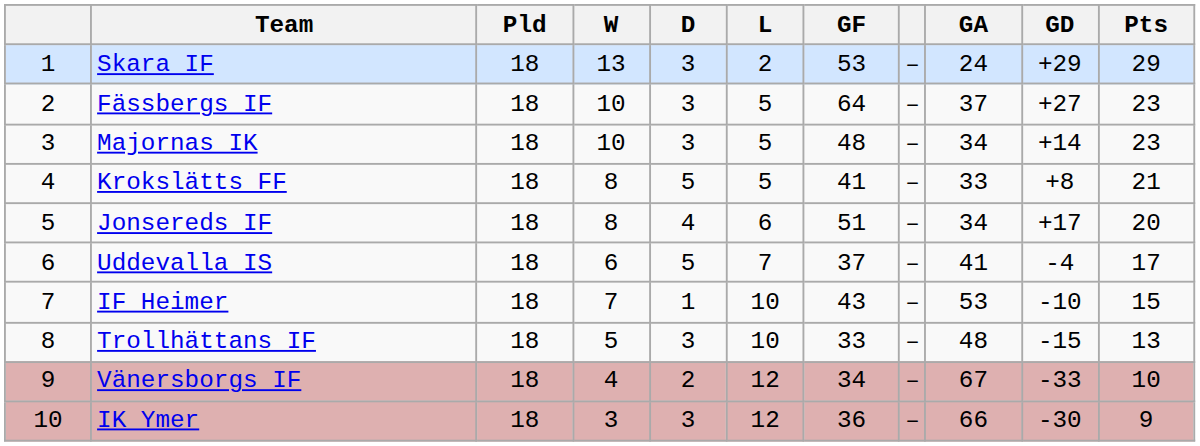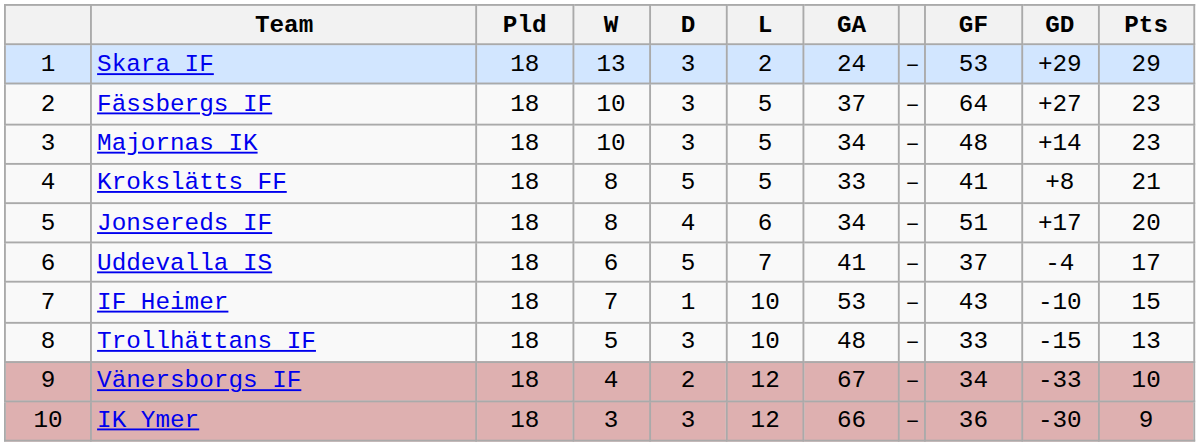columns swapped: (852, 25) <-> (973, 25)
